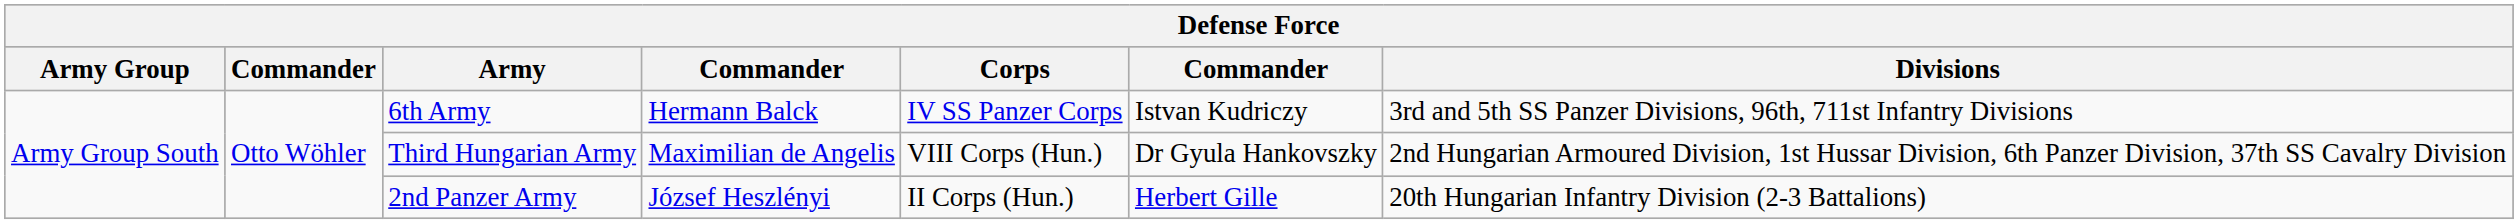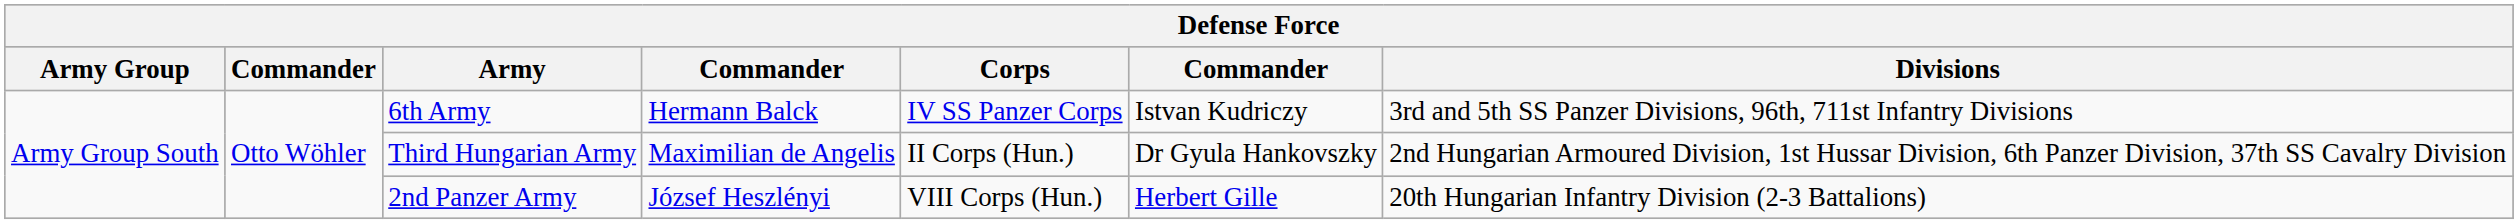(1005, 153) VIII Corps (Hun.) -> (991, 153) II Corps (Hun.)
(991, 196) II Corps (Hun.) -> (1005, 196) VIII Corps (Hun.)
